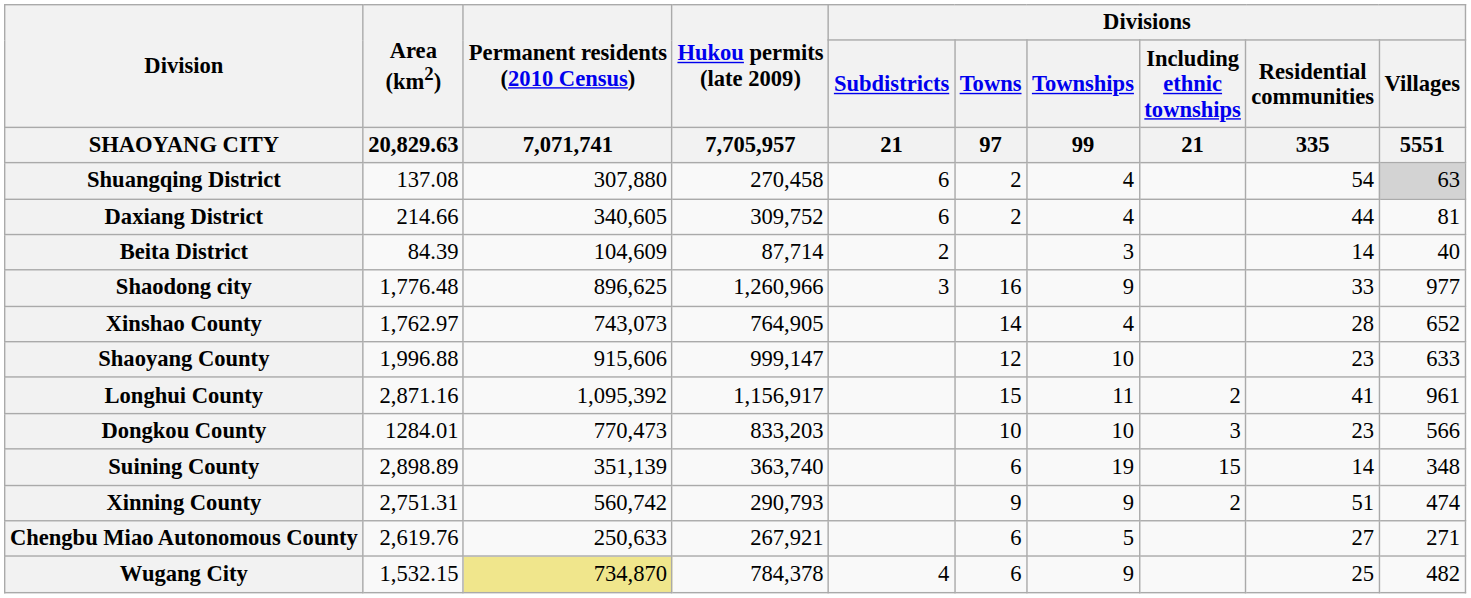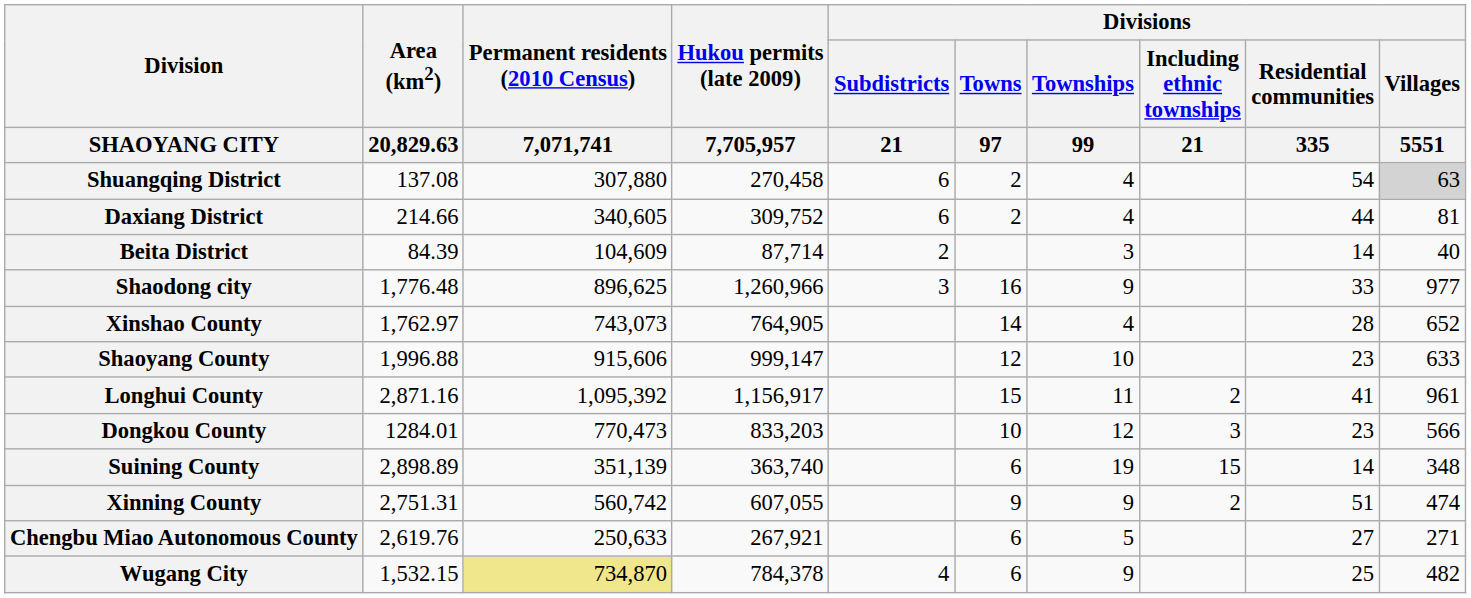(1123, 430) 10 -> (1123, 430) 12
(787, 502) 290,793 -> (787, 502) 607,055
